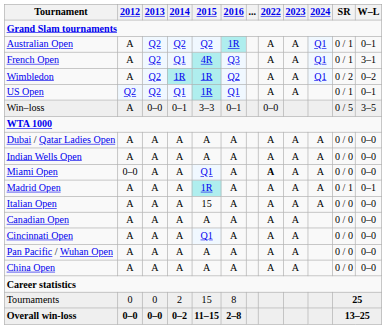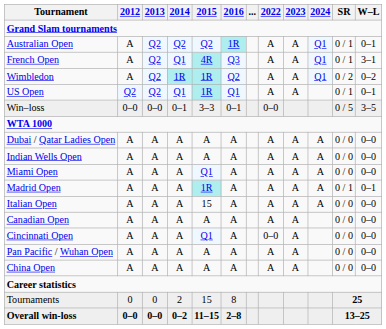(130, 108) A -> (130, 108) 0–0
(130, 172) 0–0 -> (130, 172) A
(271, 172) bold -> (271, 172) normal
(271, 236) A -> (271, 236) 0–0
